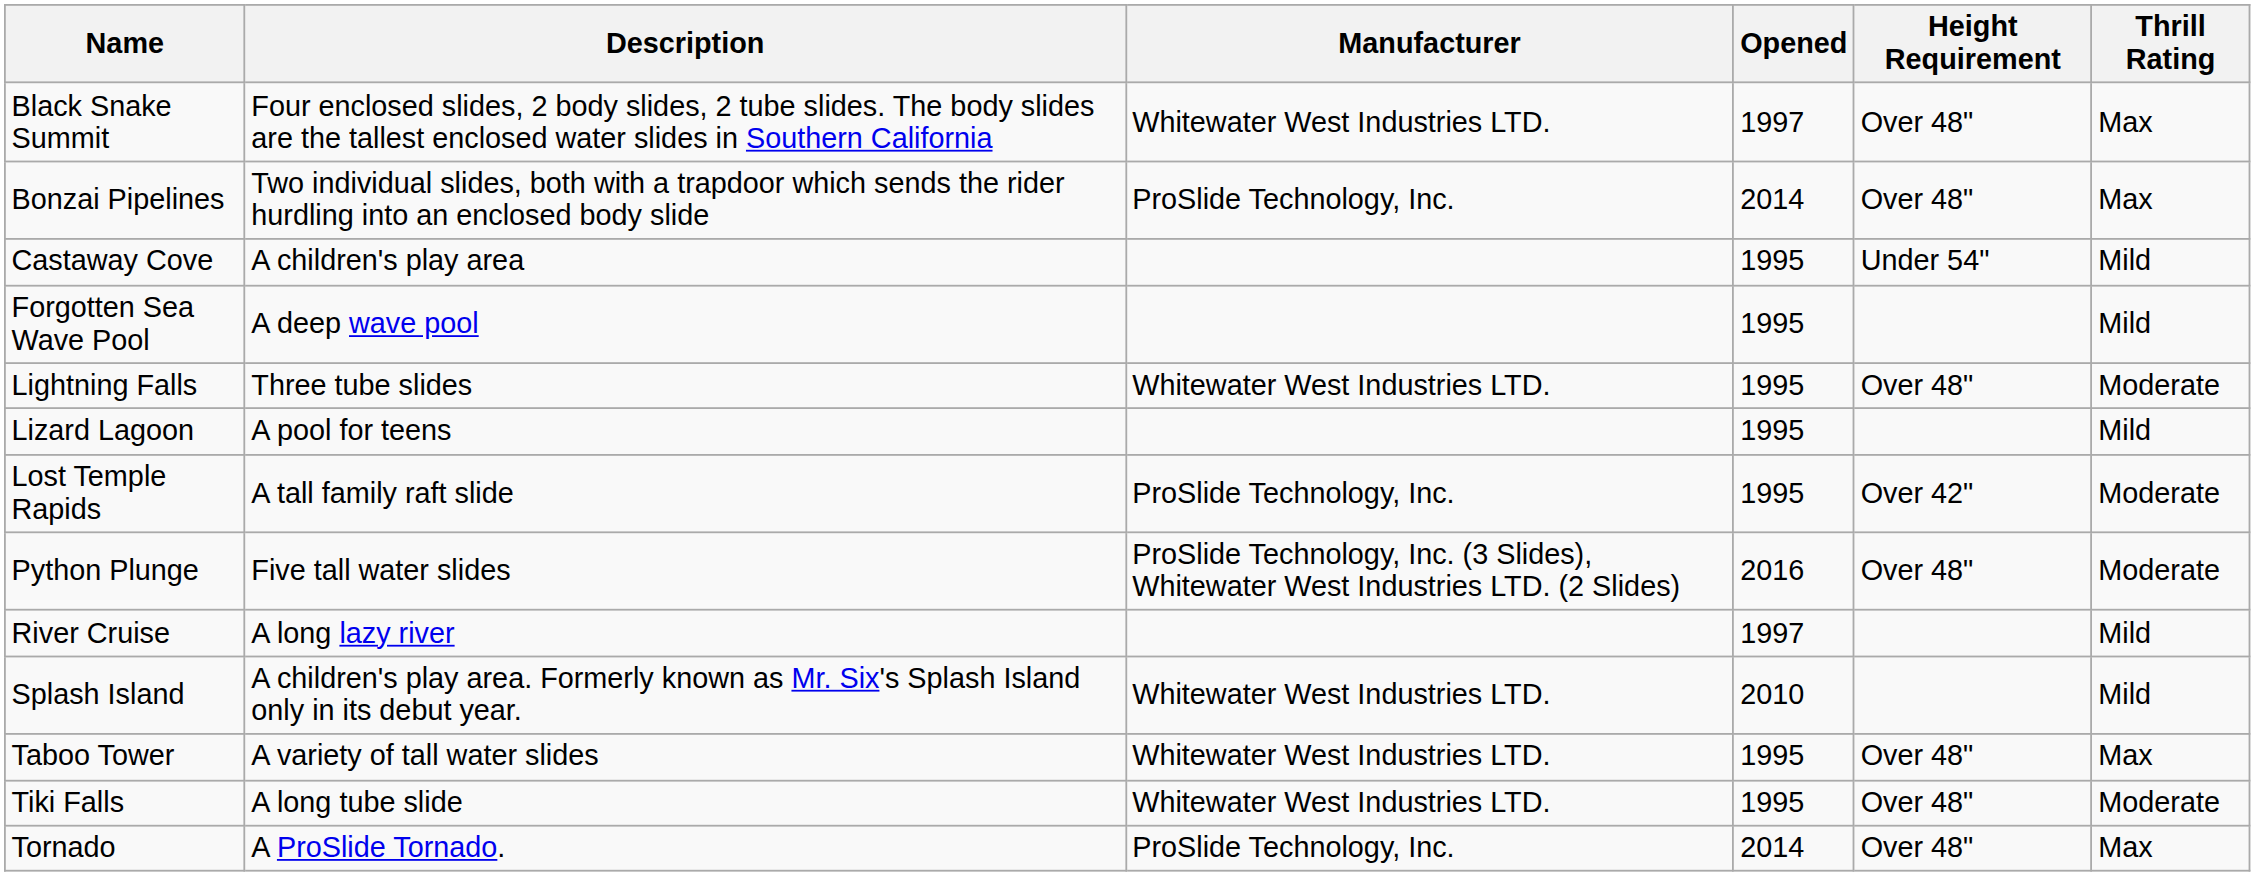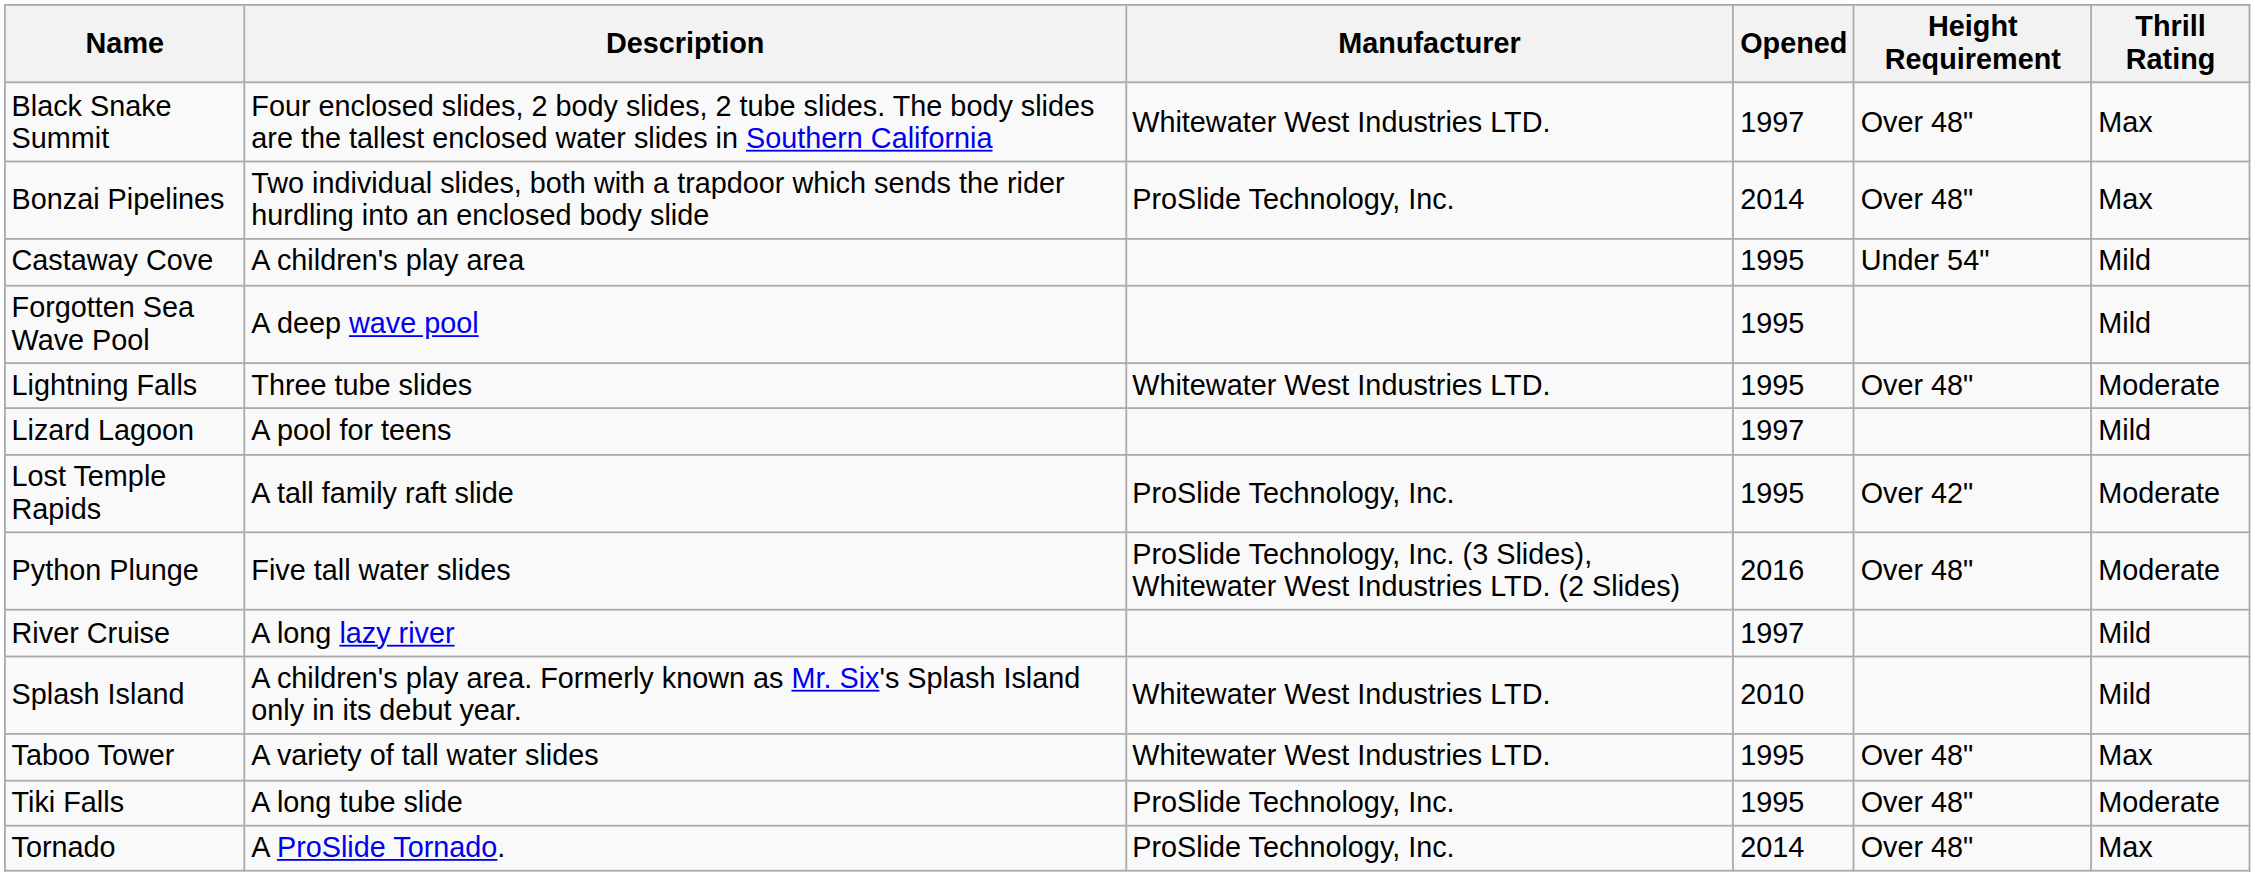(1772, 430) 1995 -> (1772, 430) 1997
(1341, 802) Whitewater West Industries LTD. -> (1293, 802) ProSlide Technology, Inc.
